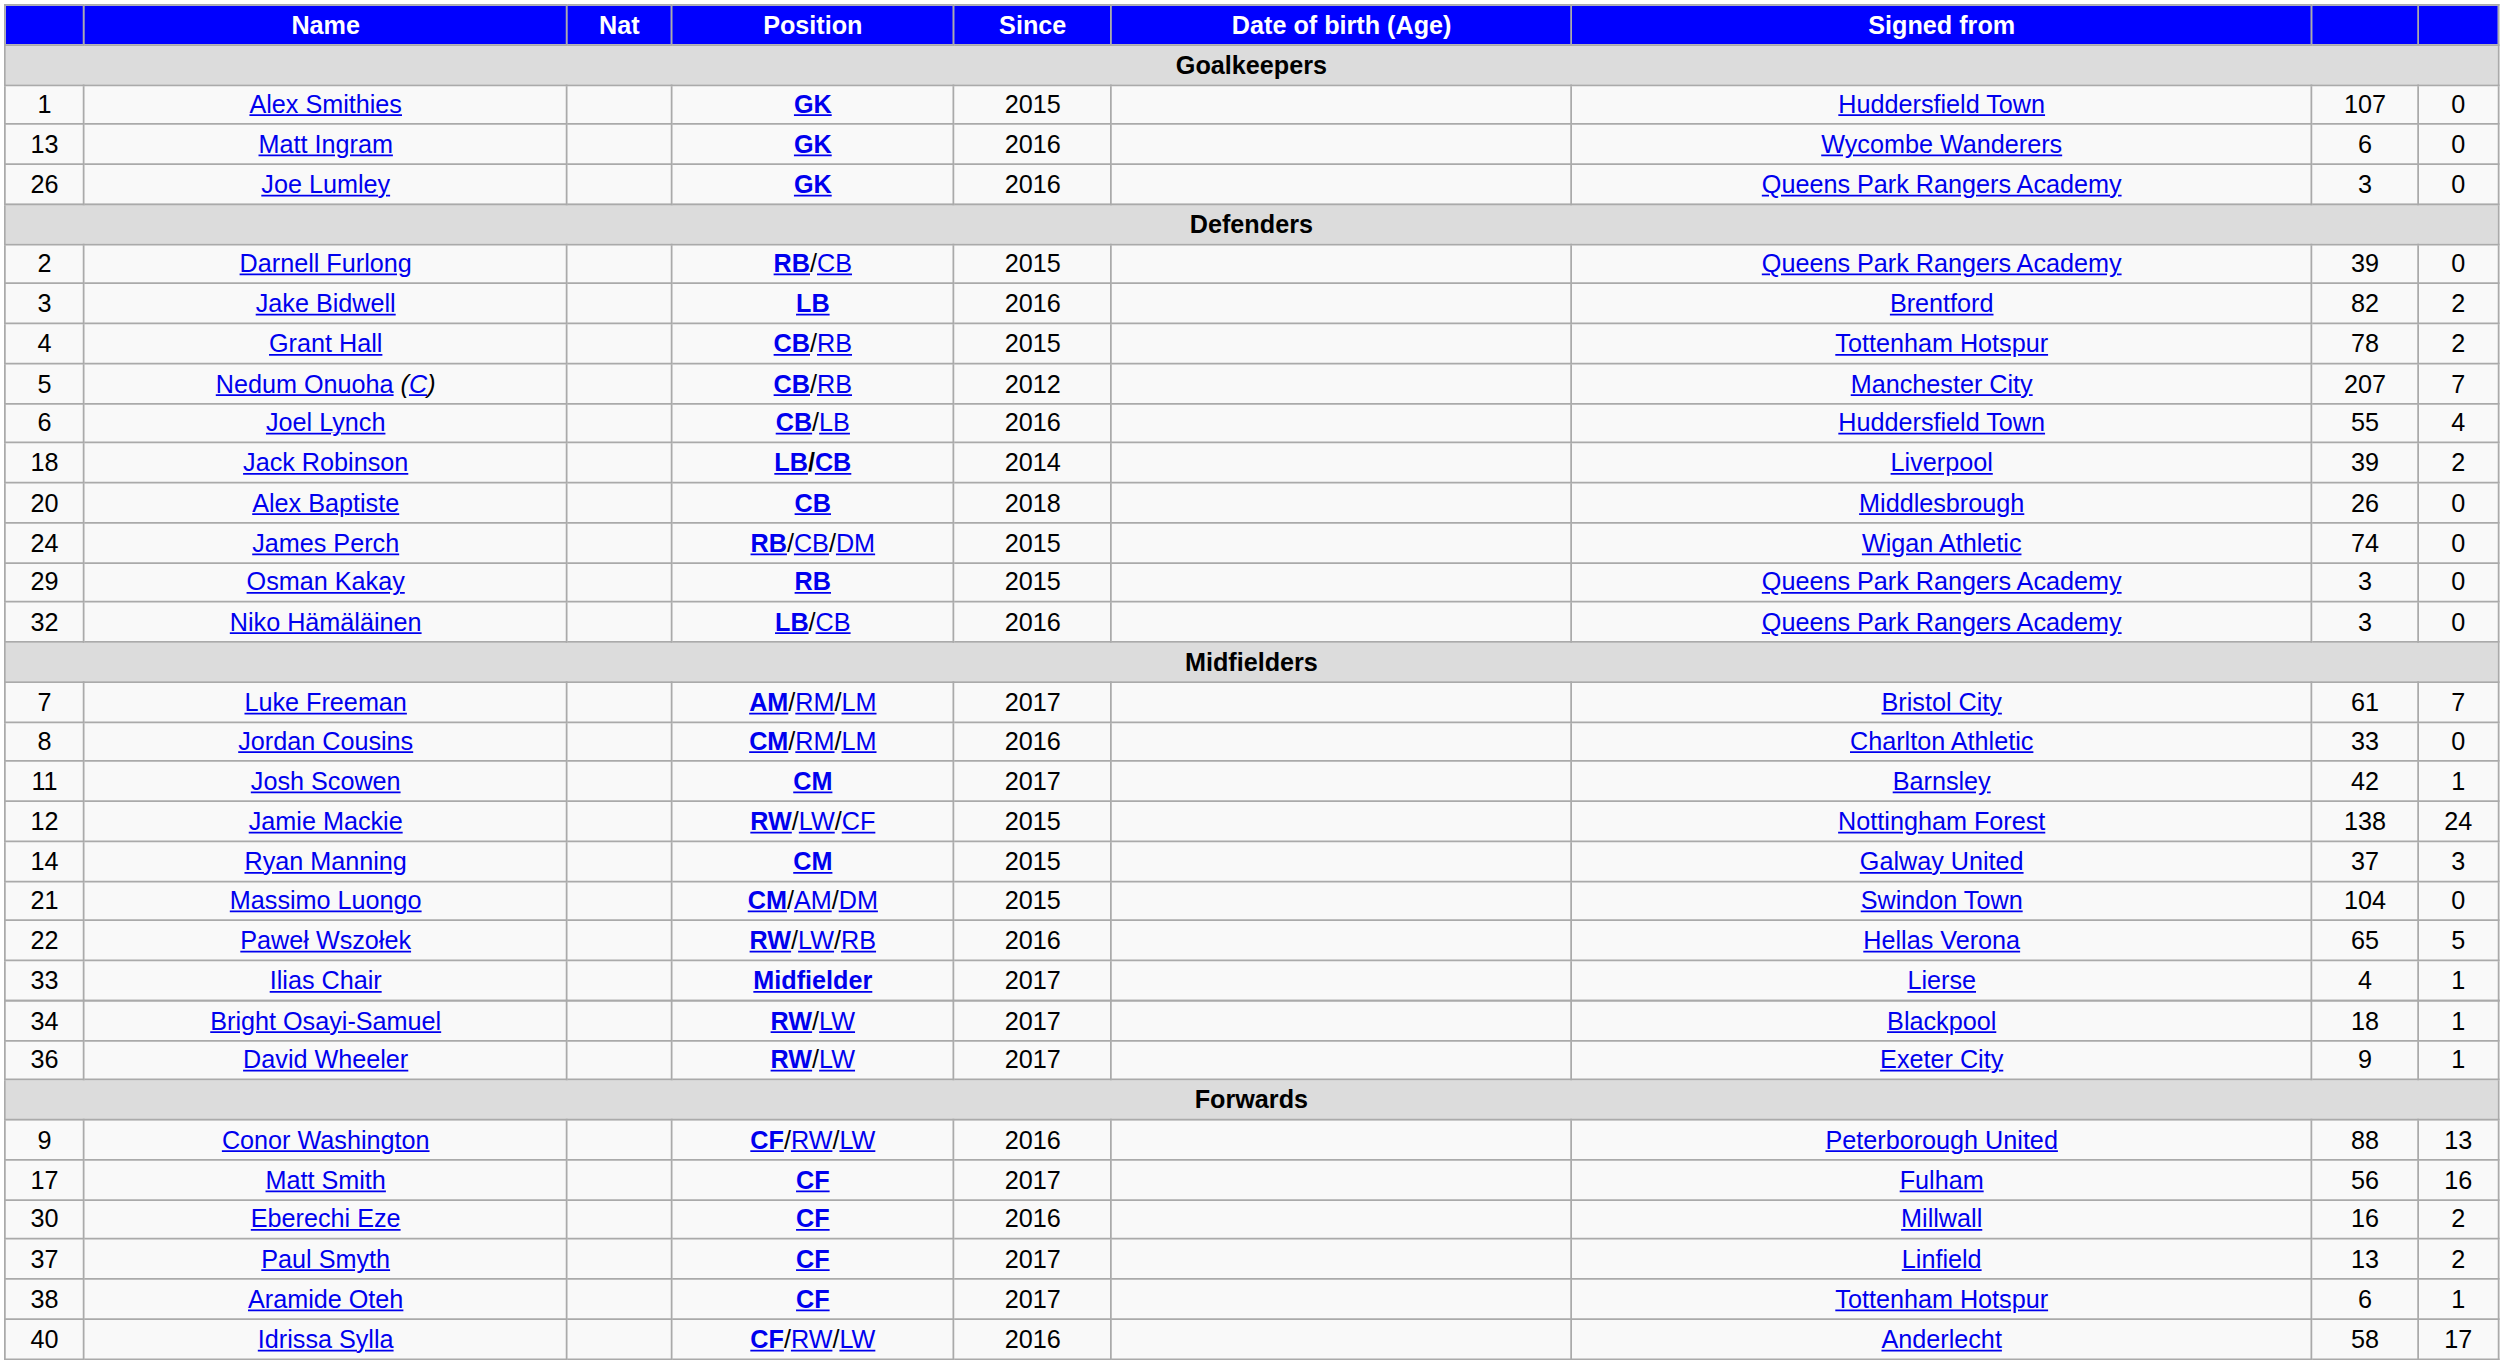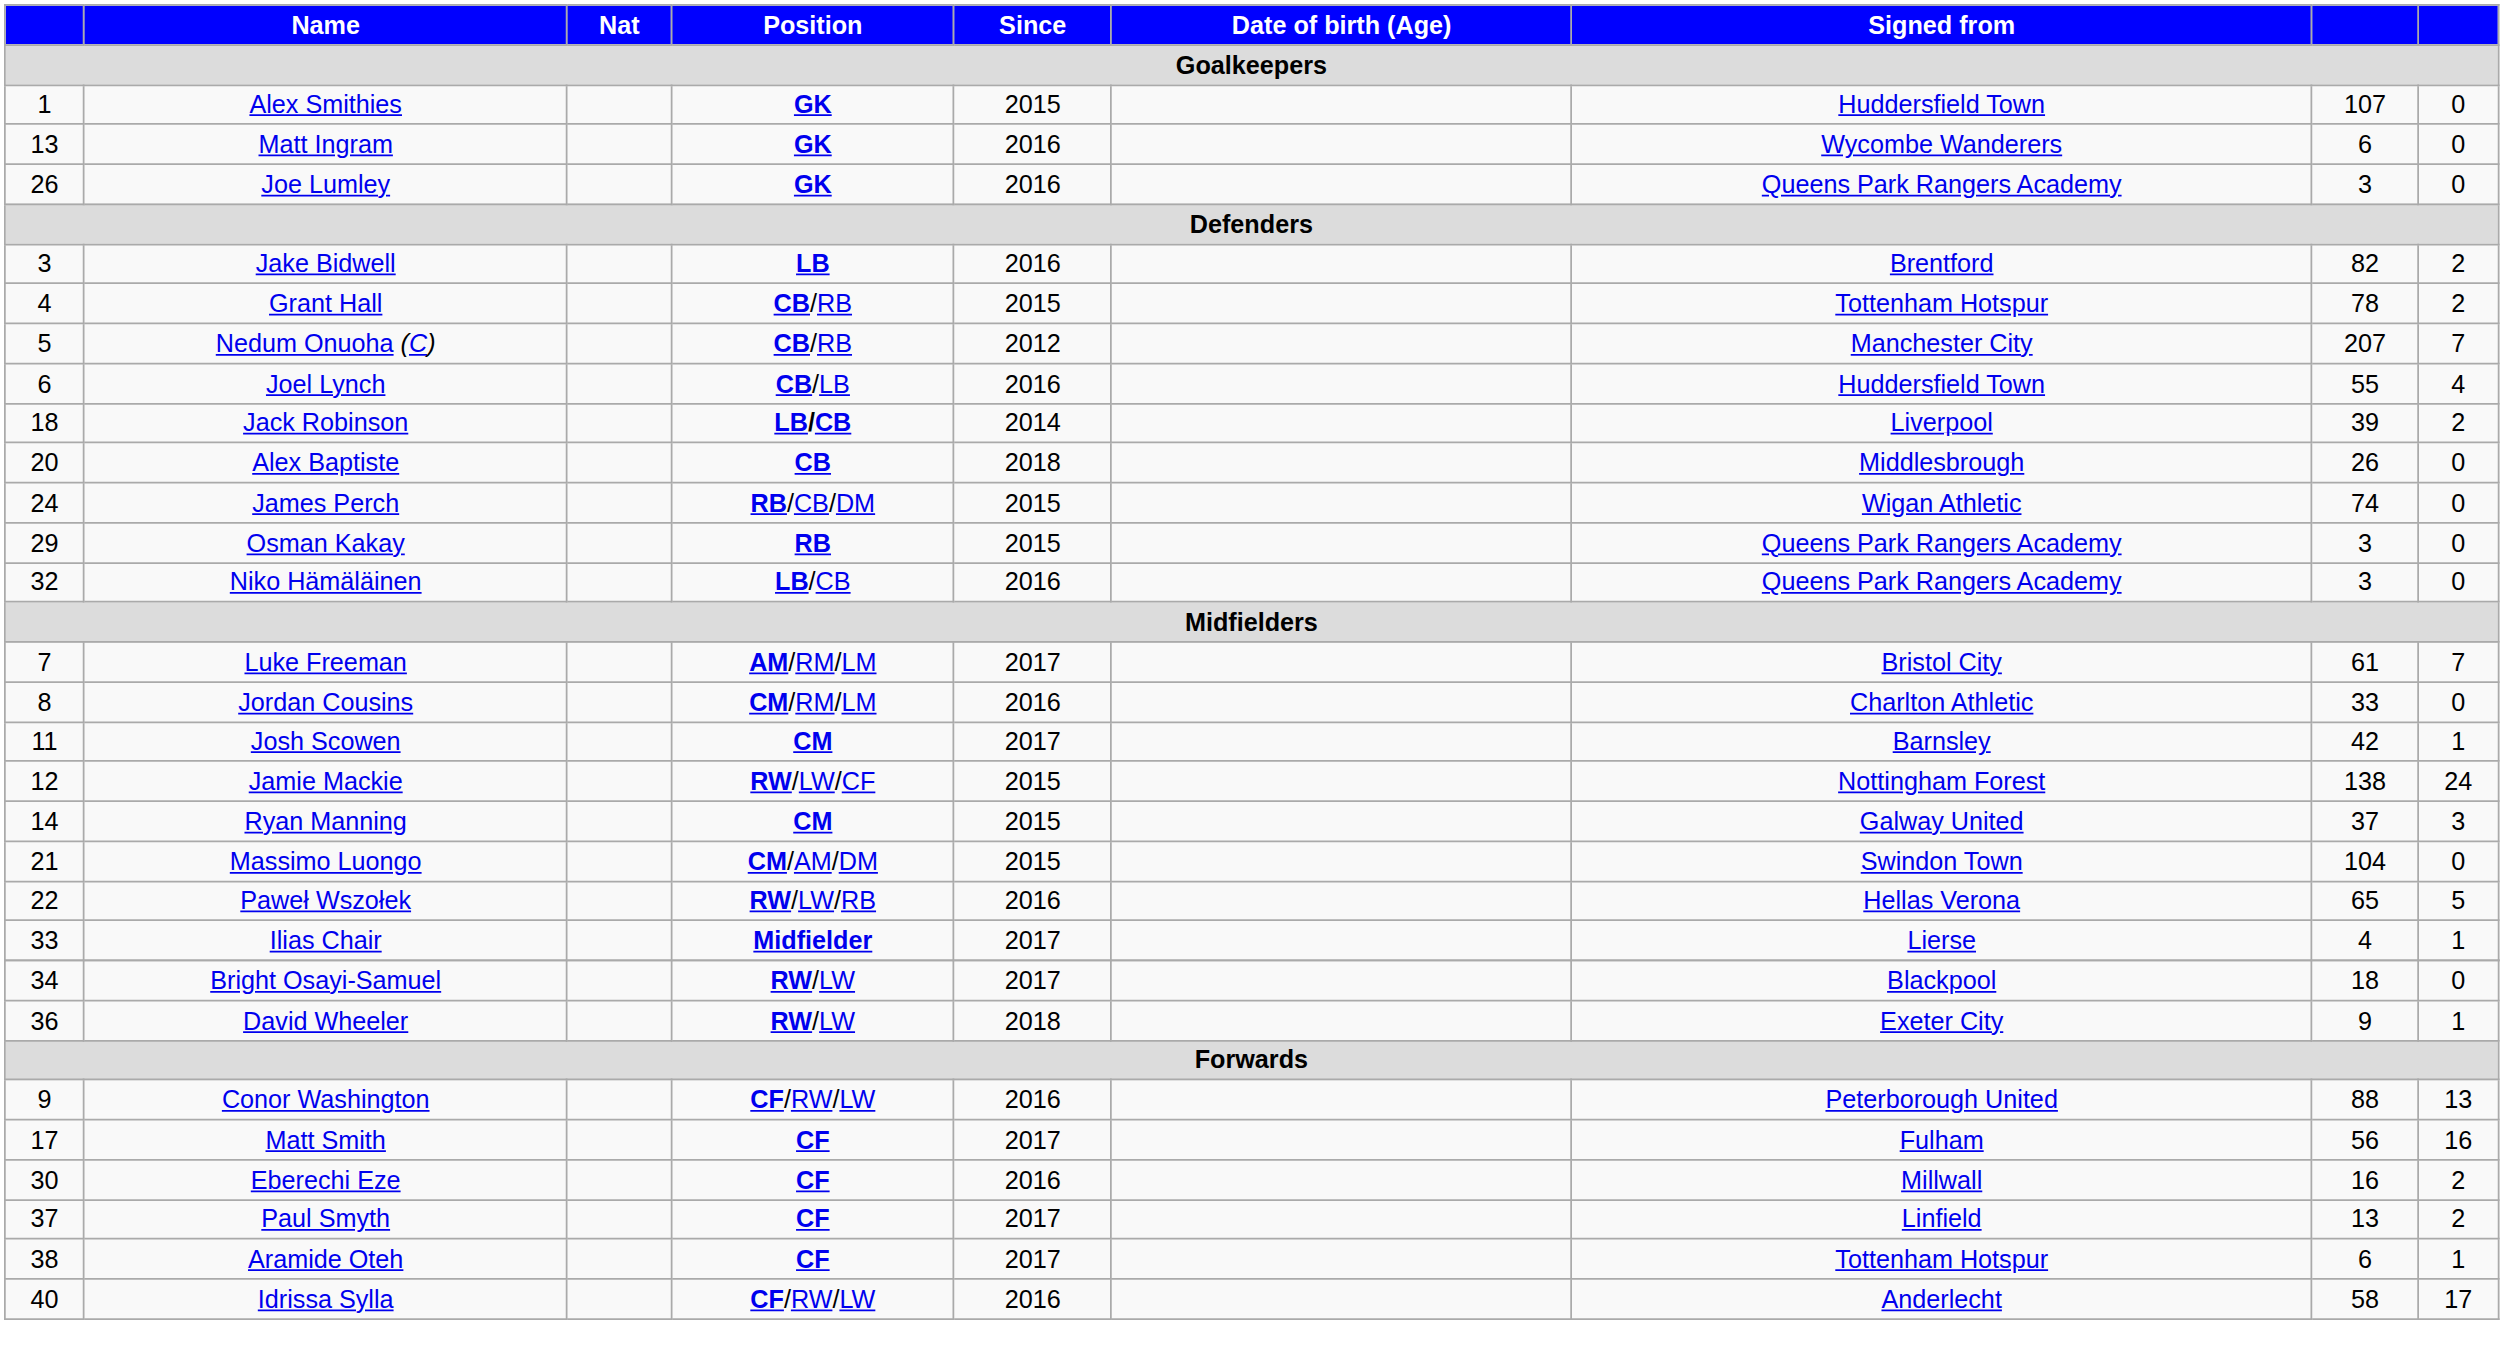- row: (326, 264)
(2458, 1020) 1 -> (2458, 981) 0
(1033, 1060) 2017 -> (1033, 1020) 2018
